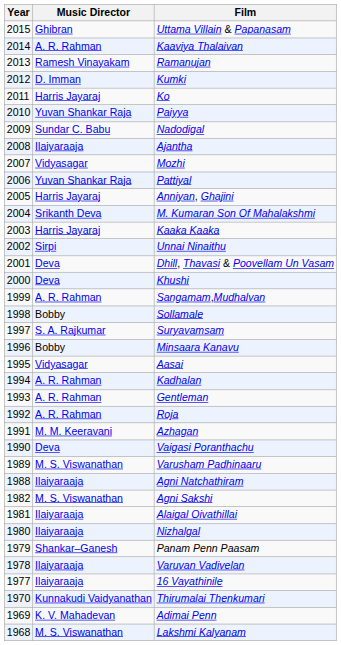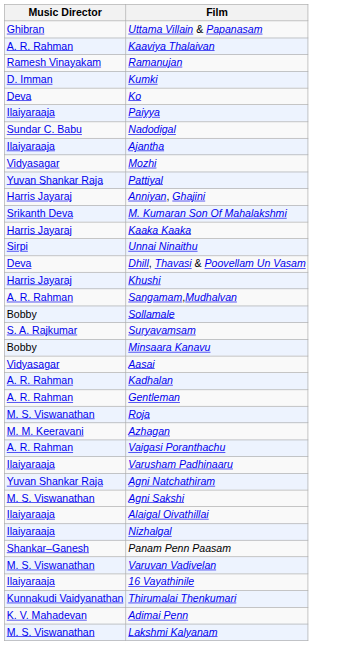- column: (19, 12)
(68, 96) Harris Jayaraj -> (19, 96) Deva
(83, 113) Yuvan Shankar Raja -> (31, 113) Ilaiyaraaja
(47, 280) Deva -> (39, 280) Harris Jayaraj
(68, 414) A. R. Rahman -> (51, 414) M. S. Viswanathan
(47, 448) Deva -> (40, 448) A. R. Rahman
(79, 465) M. S. Viswanathan -> (31, 465) Ilaiyaraaja
(59, 481) Ilaiyaraaja -> (55, 481) Yuvan Shankar Raja
(59, 565) Ilaiyaraaja -> (51, 565) M. S. Viswanathan
